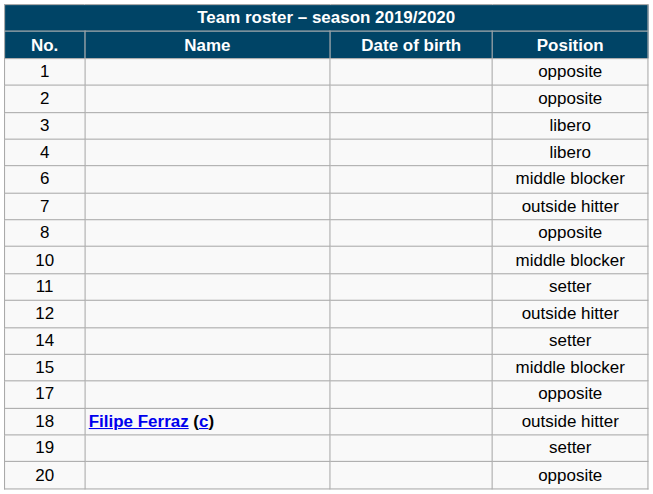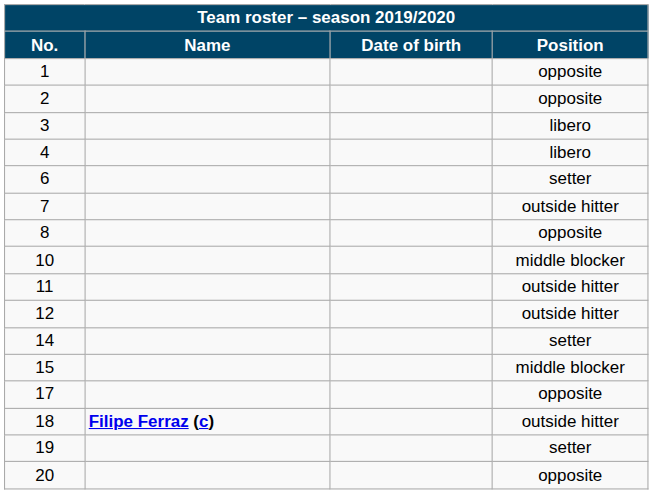(570, 179) middle blocker -> (570, 179) setter
(570, 286) setter -> (570, 286) outside hitter
